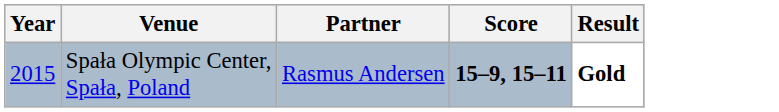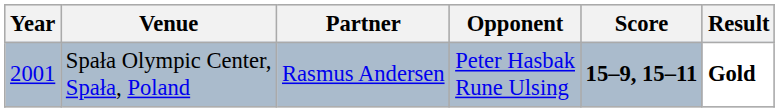+ column: (515, 23)
(33, 74) 2015 -> (33, 74) 2001
